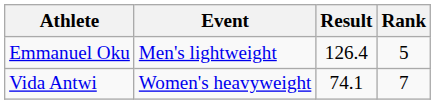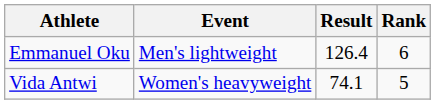(404, 52) 5 -> (404, 52) 6
(404, 83) 7 -> (404, 83) 5
